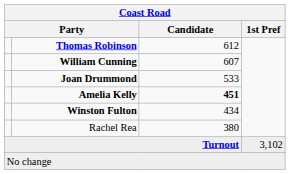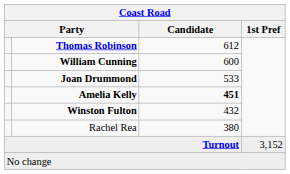(231, 62) 607 -> (231, 62) 600
(231, 111) 434 -> (231, 111) 432
(271, 144) 3,102 -> (271, 144) 3,152
